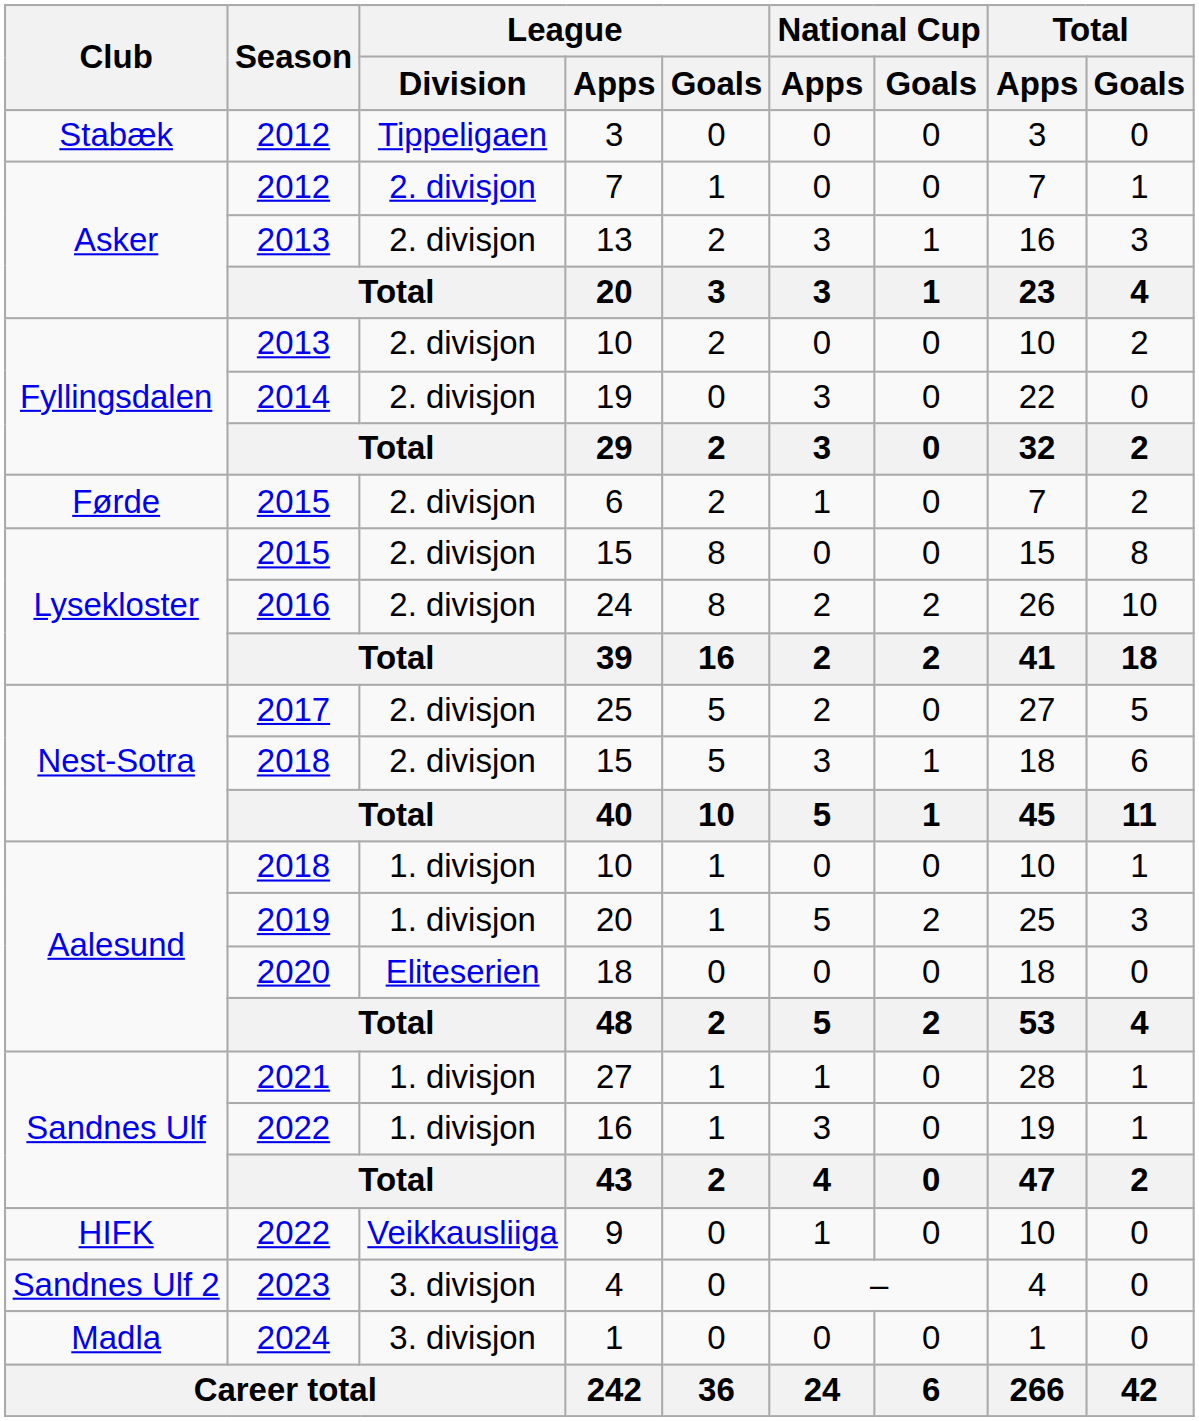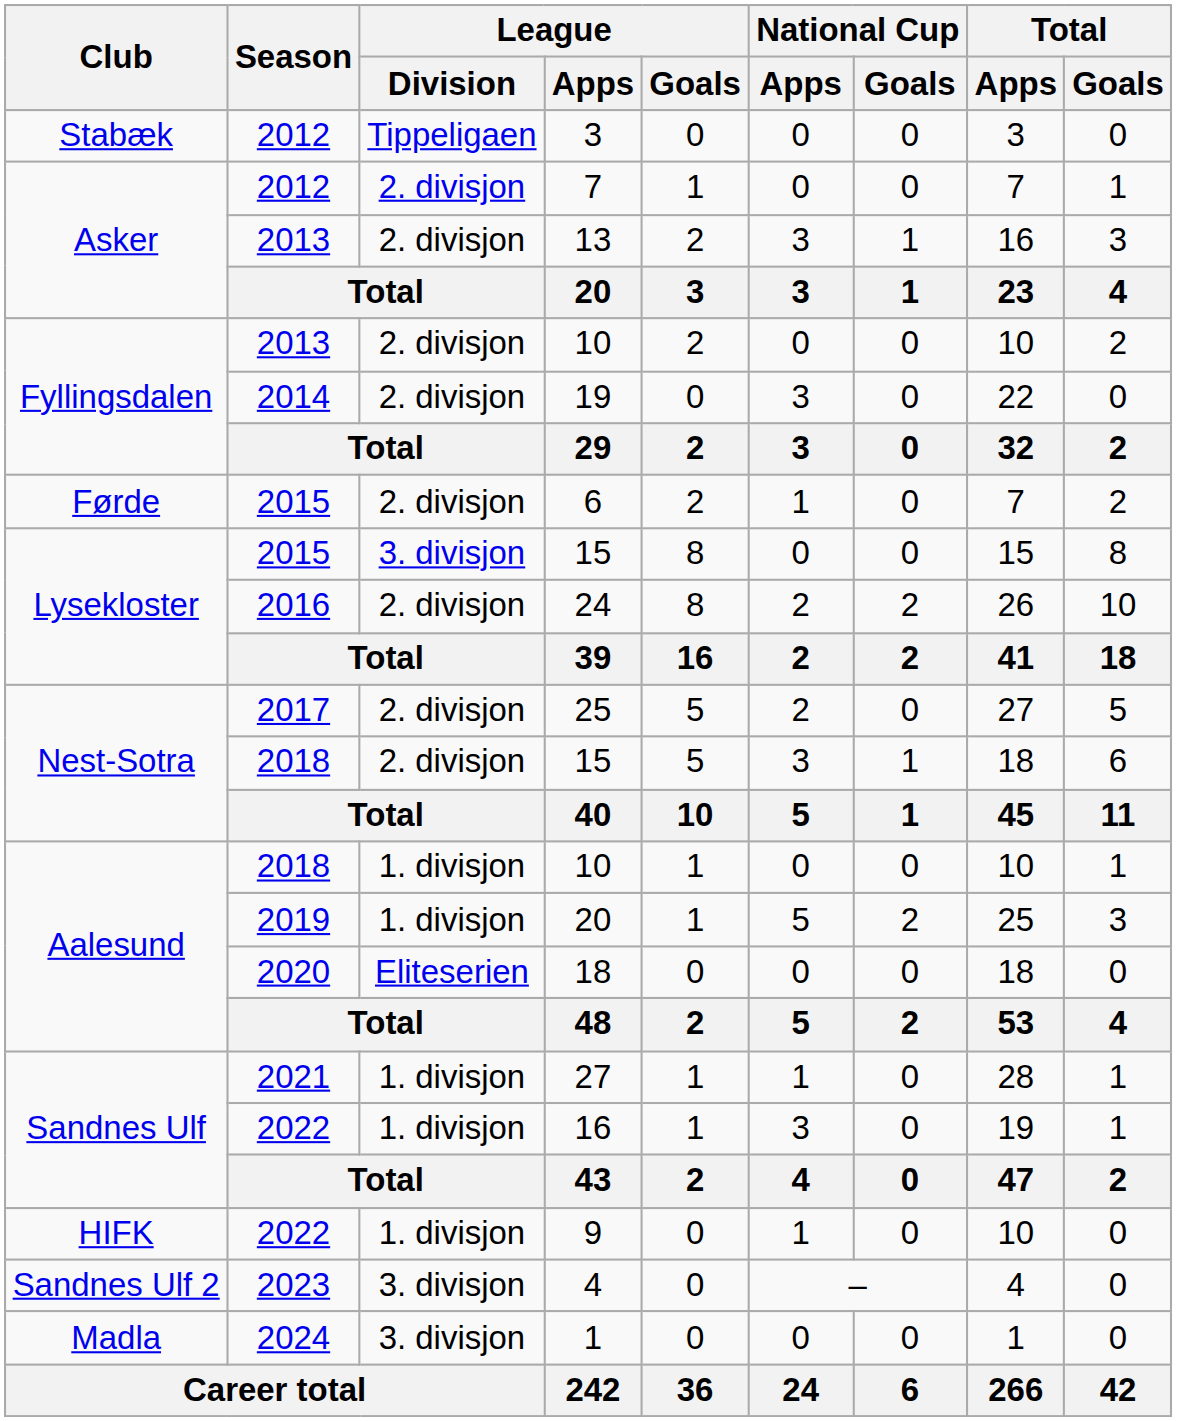(463, 553) 2. divisjon -> (452, 553) 3. divisjon
(463, 1232) Veikkausliiga -> (452, 1232) 1. divisjon
